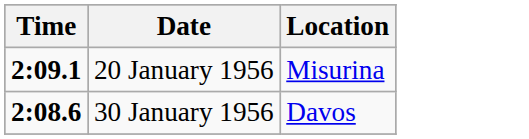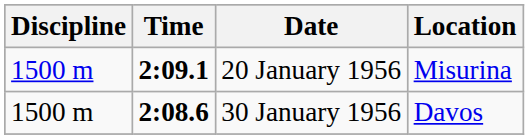+ column: (69, 26)
